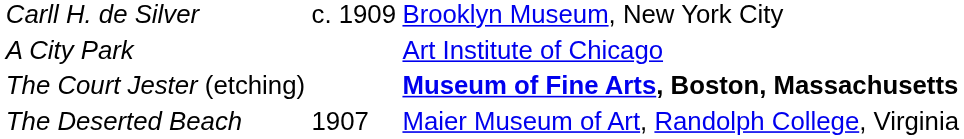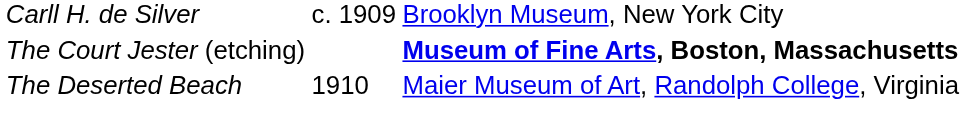- row: (70, 50)
(340, 121) 1907 -> (340, 85) 1910
